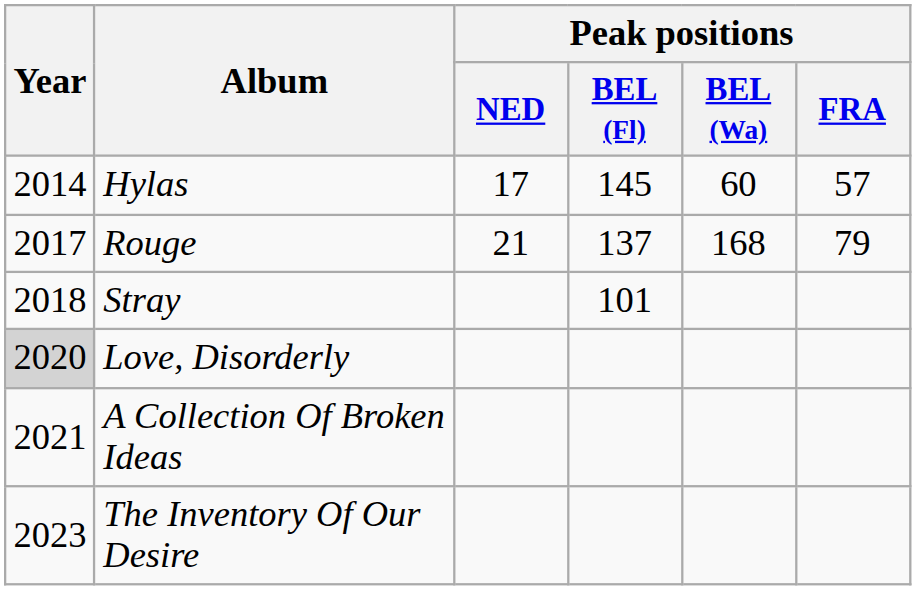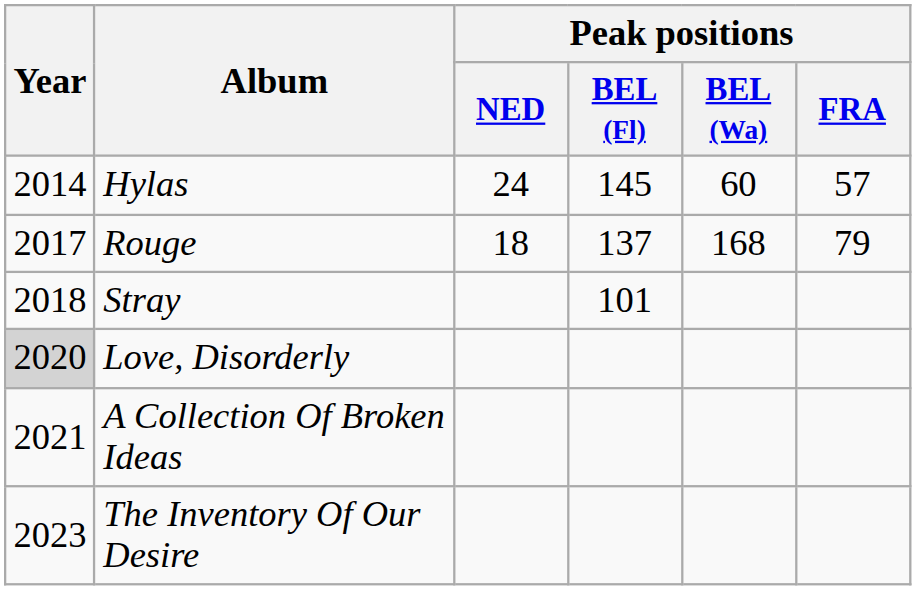(511, 184) 17 -> (511, 184) 24
(511, 242) 21 -> (511, 242) 18
